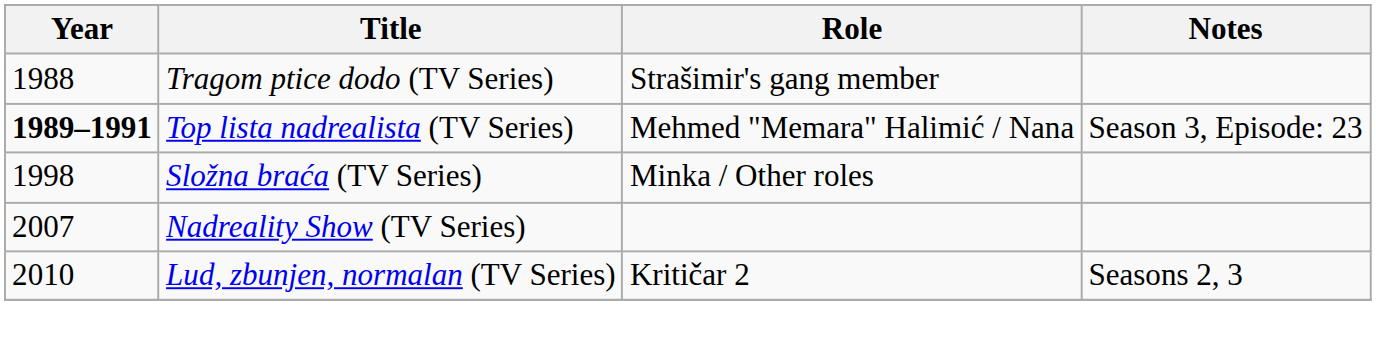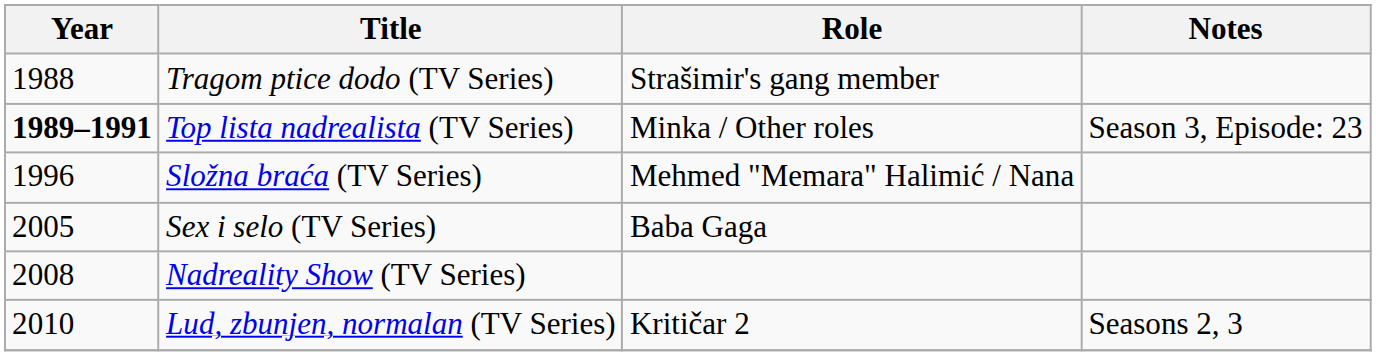(852, 127) Mehmed "Memara" Halimić / Nana -> (752, 127) Minka / Other roles
(43, 176) 1998 -> (43, 176) 1996
(752, 176) Minka / Other roles -> (852, 176) Mehmed "Memara" Halimić / Nana
+ row: (301, 226)
(43, 226) 2007 -> (43, 275) 2008
